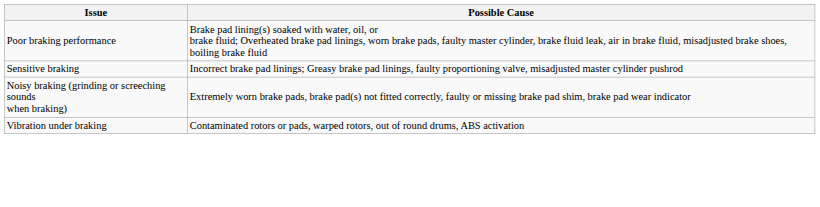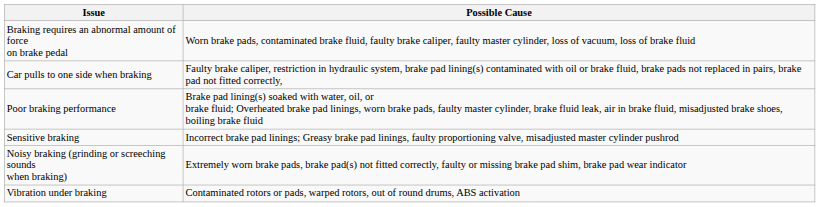+ row: (91, 40)
+ row: (79, 74)
